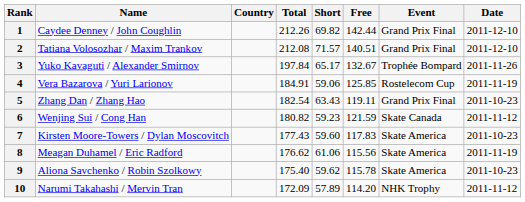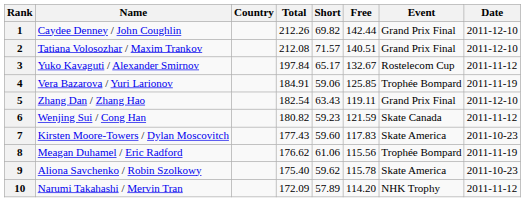(421, 65) Trophée Bompard -> (418, 65) Rostelecom Cup
(492, 65) 2011-11-26 -> (492, 65) 2011-11-12
(418, 83) Rostelecom Cup -> (421, 83) Trophée Bompard
(492, 100) 2011-10-23 -> (492, 100) 2011-12-10
(414, 153) Skate America -> (421, 153) Trophée Bompard
